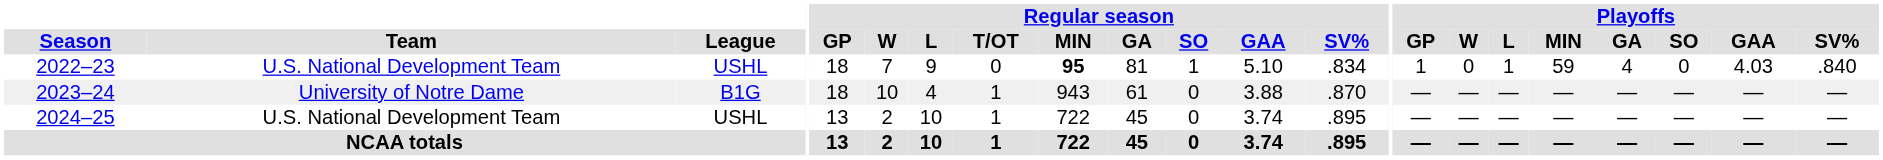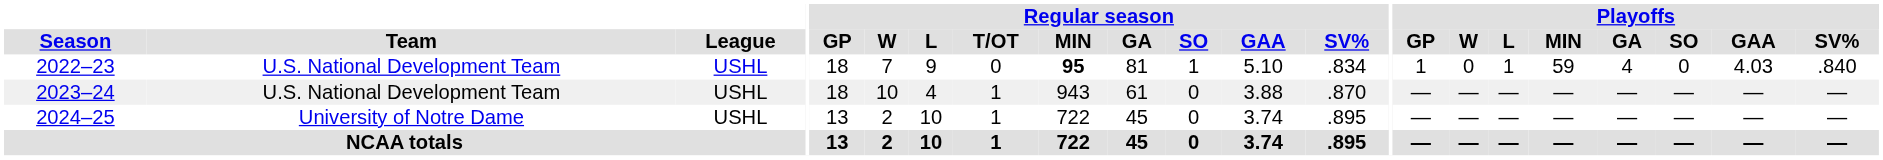(411, 92) University of Notre Dame -> (411, 92) U.S. National Development Team
(740, 92) B1G -> (740, 92) USHL
(411, 117) U.S. National Development Team -> (411, 117) University of Notre Dame
